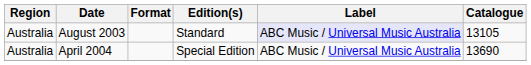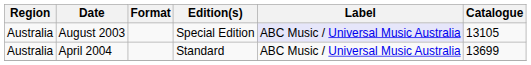(200, 32) Standard -> (215, 32) Special Edition
(215, 51) Special Edition -> (200, 51) Standard
(483, 51) 13690 -> (483, 51) 13699
